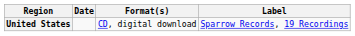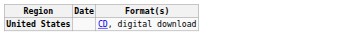- column: (274, 11)
